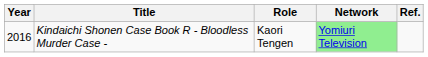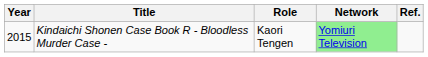(19, 36) 2016 -> (19, 36) 2015
